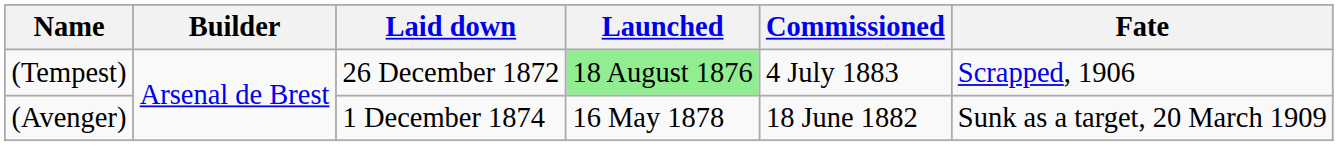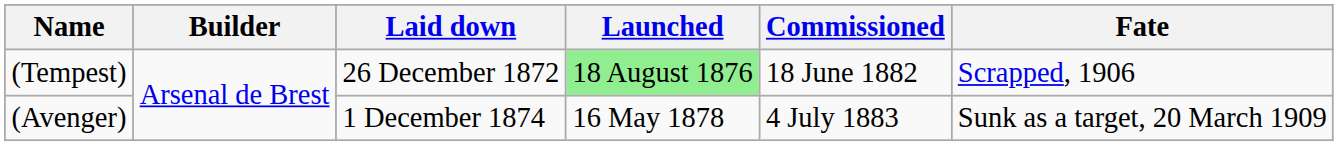(832, 72) 4 July 1883 -> (842, 72) 18 June 1882
(842, 117) 18 June 1882 -> (832, 117) 4 July 1883
